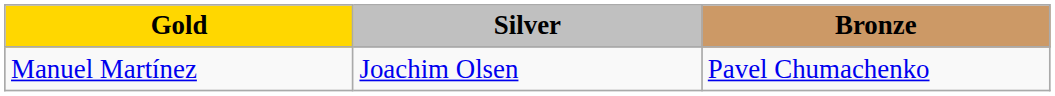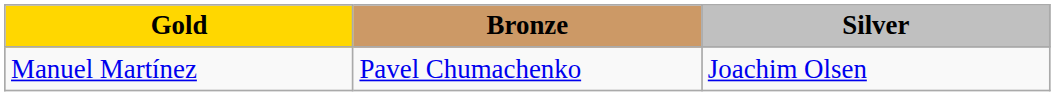columns swapped: (527, 25) <-> (876, 25)
